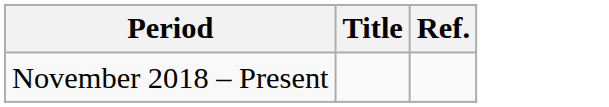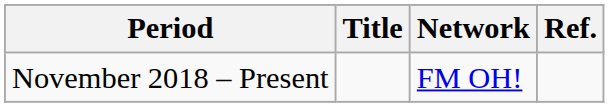+ column: (473, 28)
